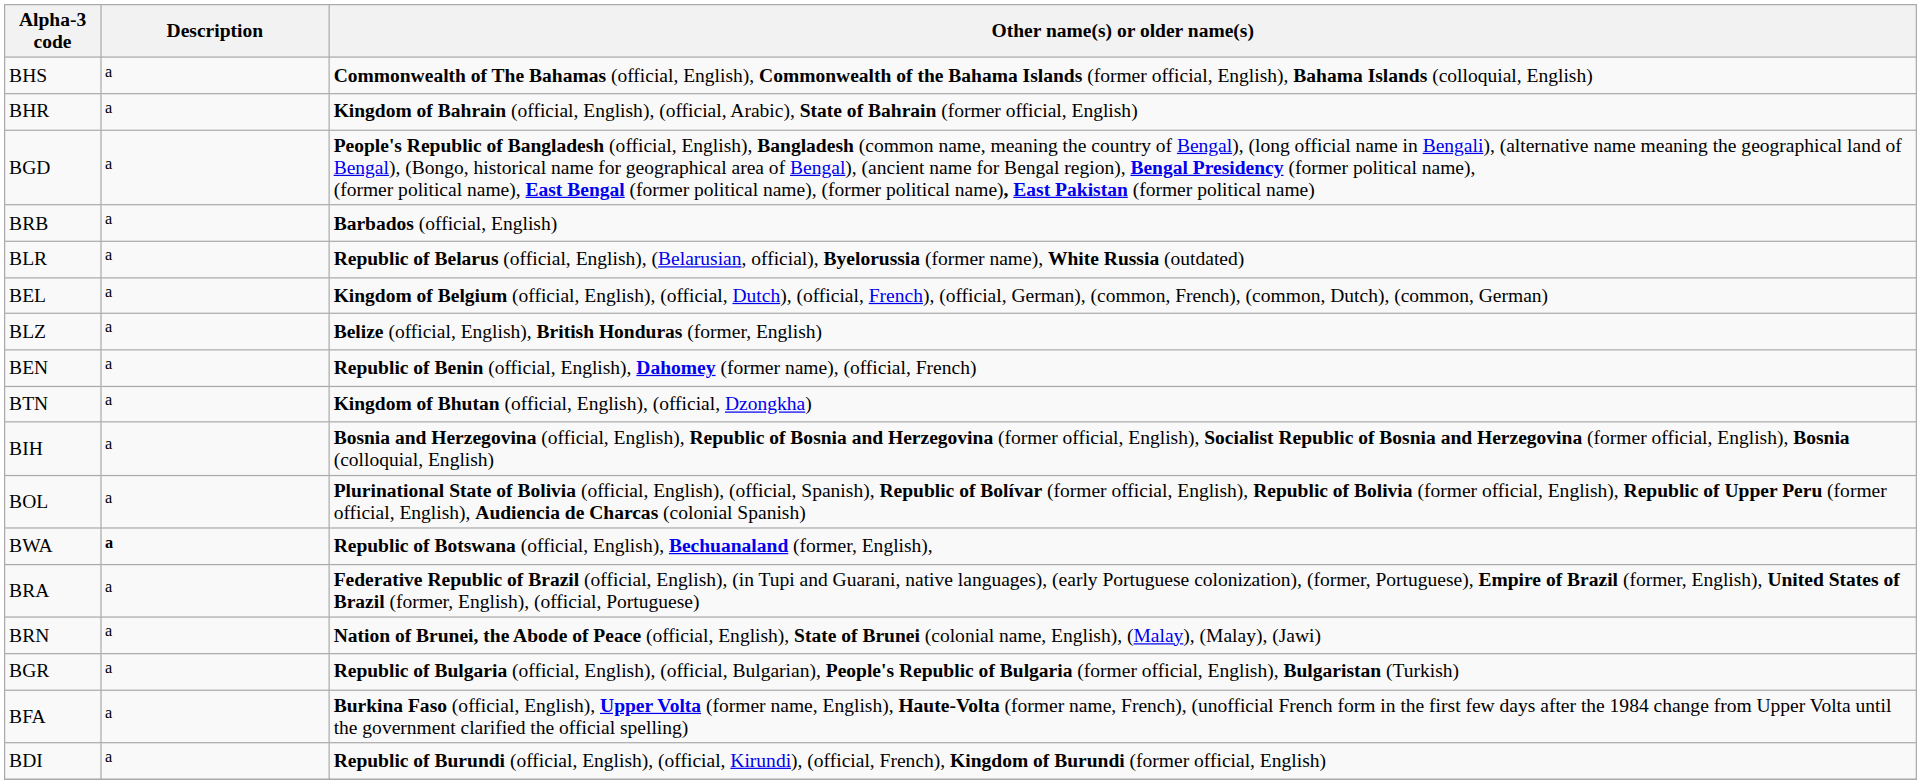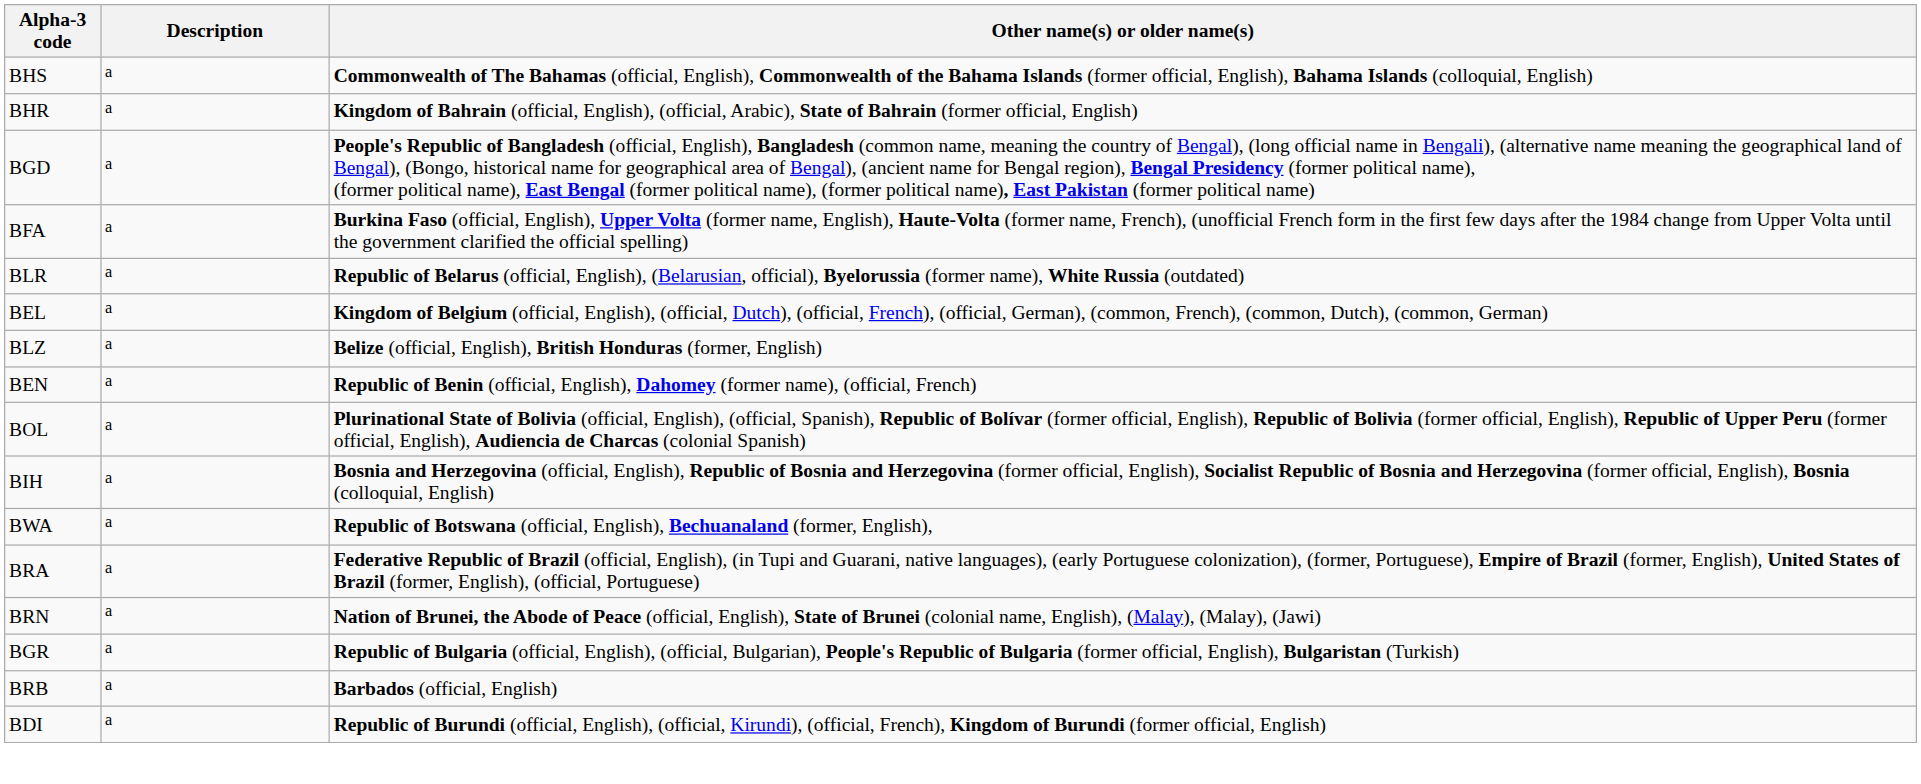rows swapped: (29, 222) <-> (27, 716)
- row: (29, 404)
rows swapped: (29, 501) <-> (26, 448)
(109, 546) bold -> (109, 522) normal
